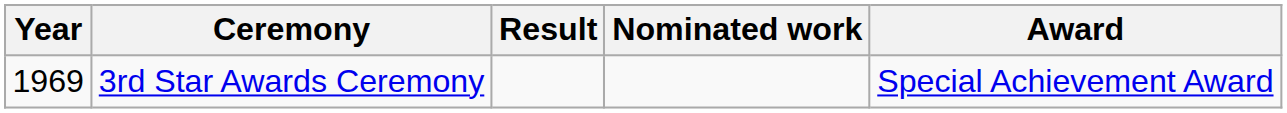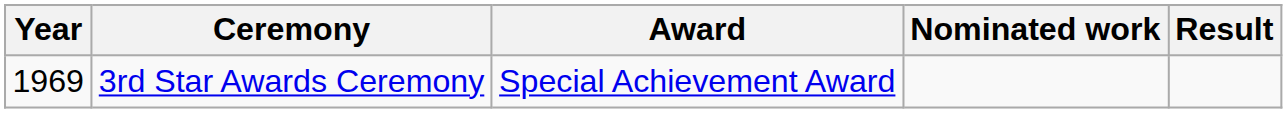columns swapped: (1075, 30) <-> (548, 30)
